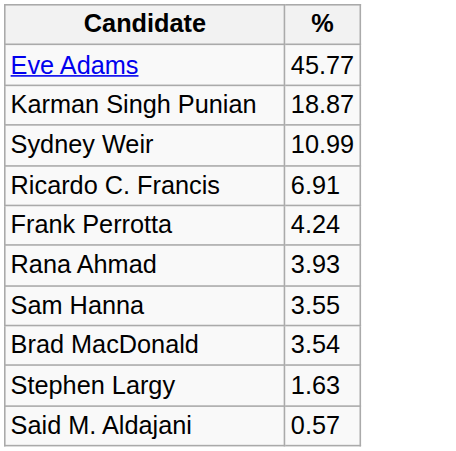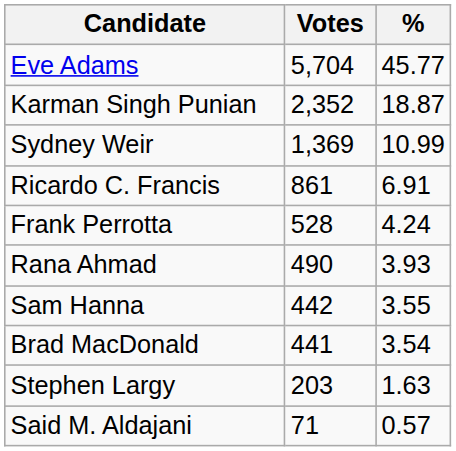+ column: (330, 24)
